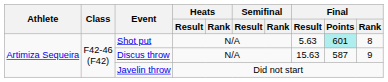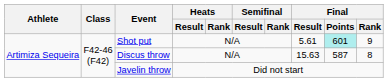(308, 41) 5.63 -> (308, 41) 5.61
(370, 41) 8 -> (370, 41) 9
(370, 56) 9 -> (370, 56) 8
